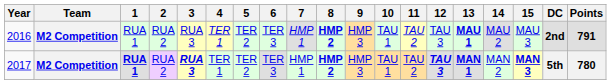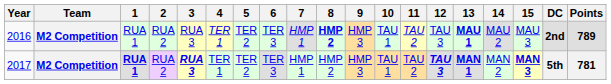(586, 36) 791 -> (586, 36) 789
(331, 65) bold -> (331, 65) normal
(586, 65) 780 -> (586, 65) 781
